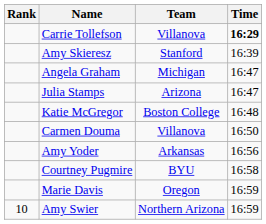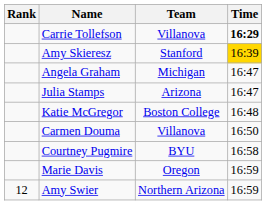(245, 53) no background -> (245, 53) gold background
- row: (70, 151)
(22, 209) 10 -> (22, 190) 12
